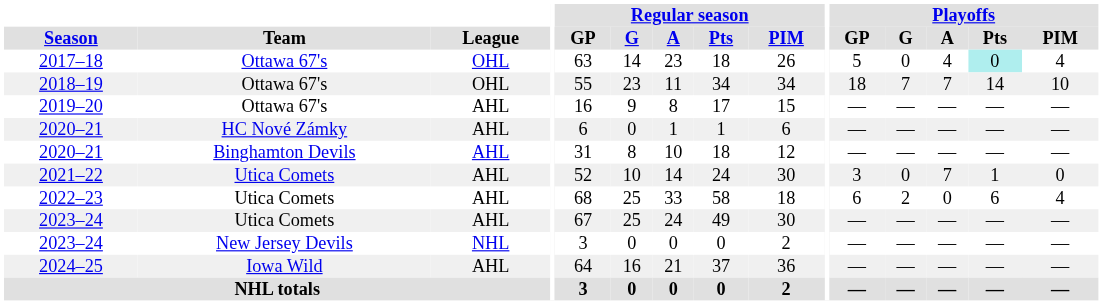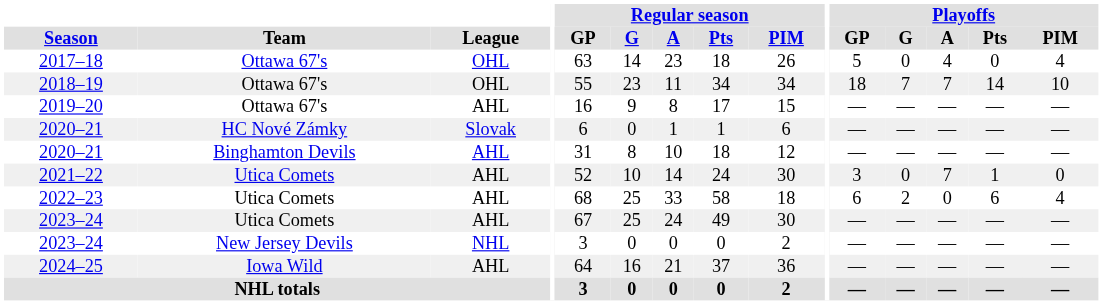(995, 60) paleturquoise background -> (995, 60) no background
(491, 129) AHL -> (491, 129) Slovak
